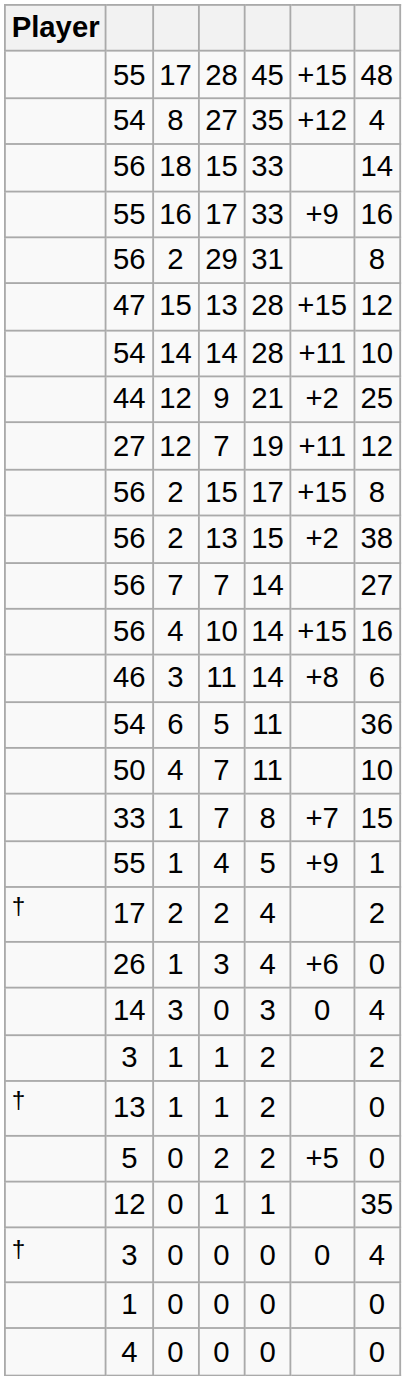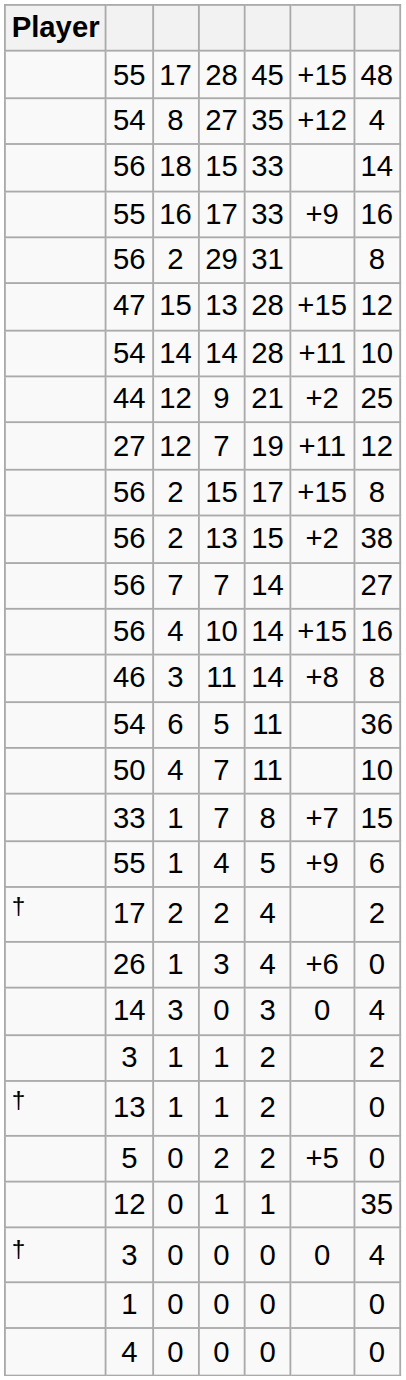(377, 677) 6 -> (377, 677) 8
(377, 863) 1 -> (377, 863) 6
